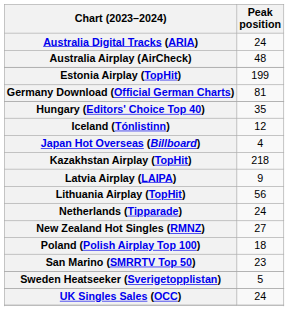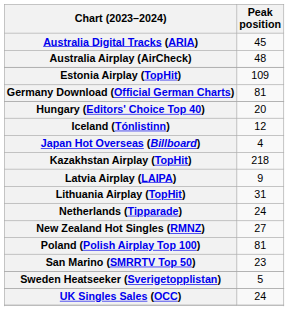(260, 42) 24 -> (260, 42) 45
(260, 76) 199 -> (260, 76) 109
(260, 110) 35 -> (260, 110) 20
(260, 195) 56 -> (260, 195) 31
(260, 246) 18 -> (260, 246) 81
